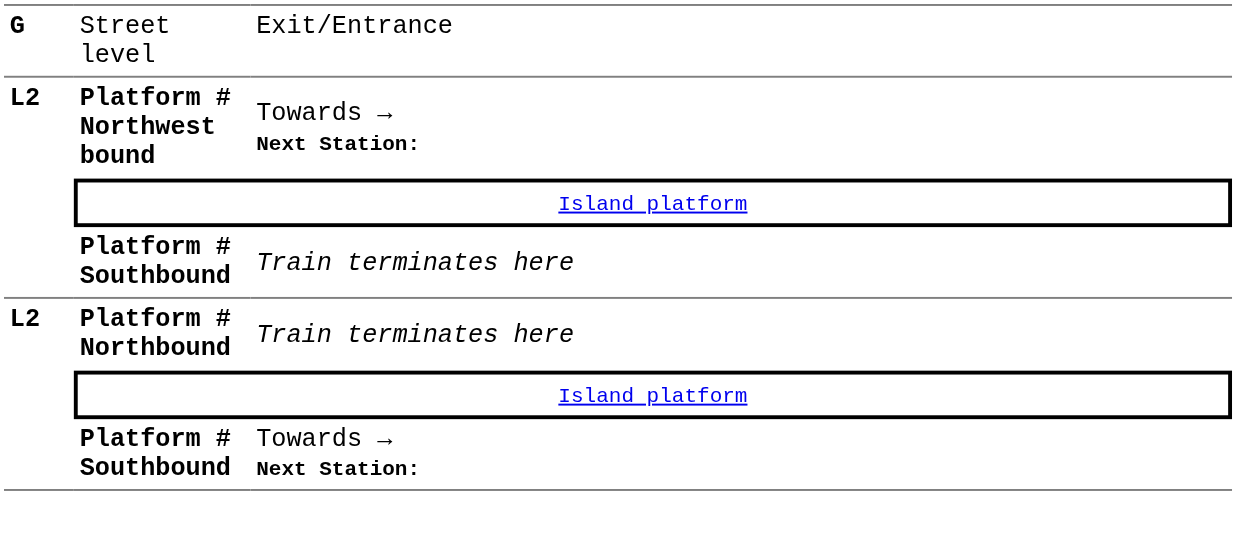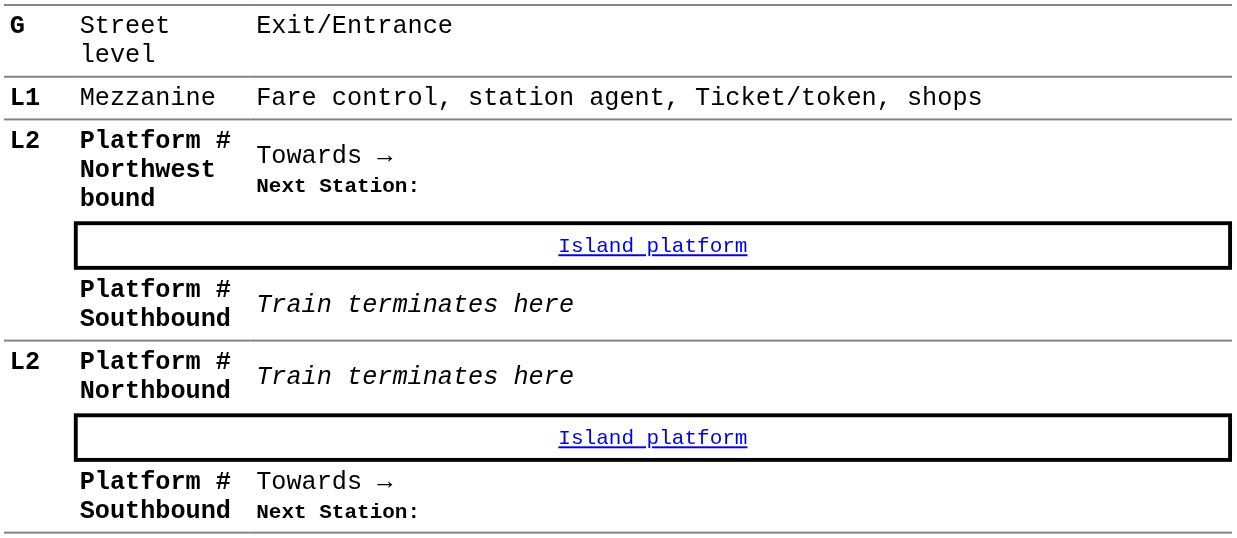+ row: (148, 98)
